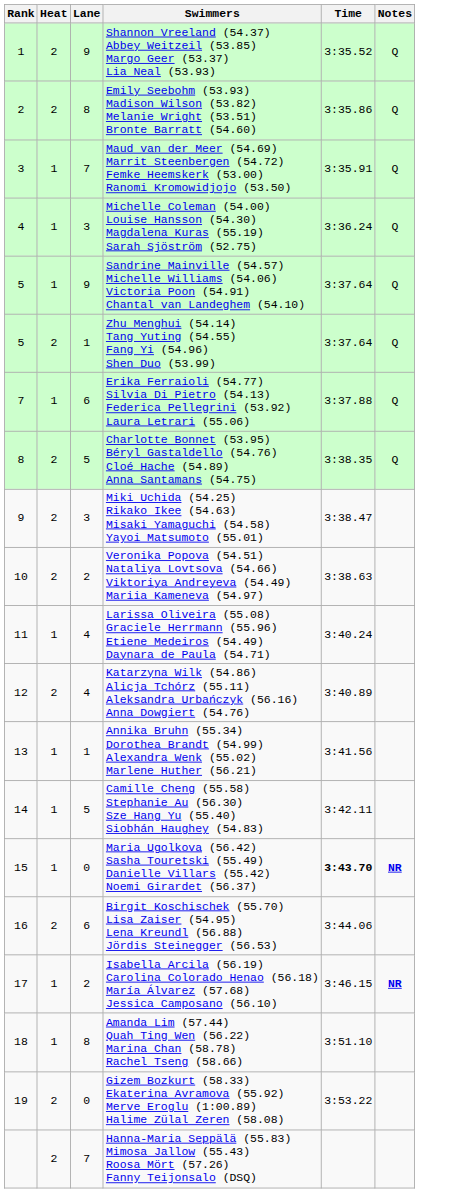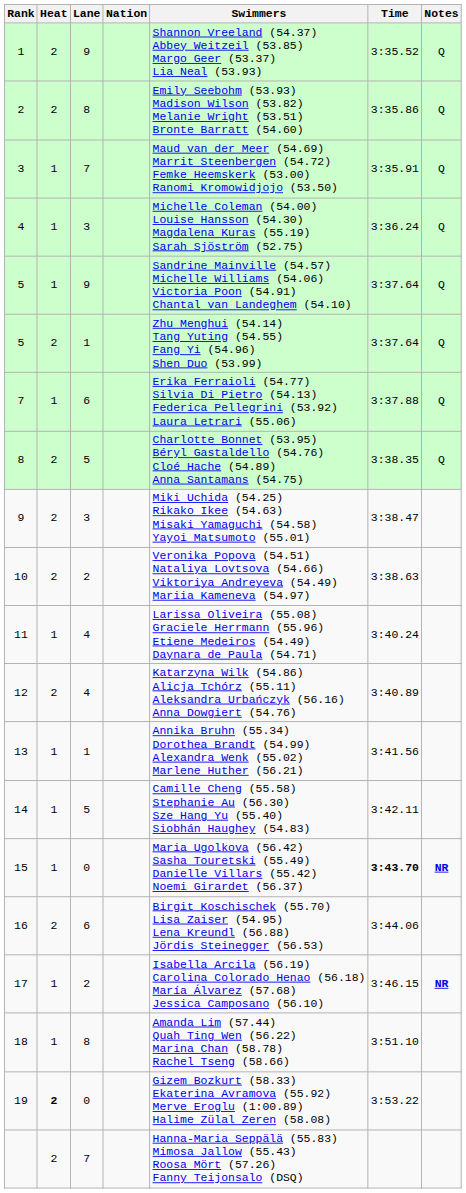+ column: (127, 14)
(54, 1101) normal -> (54, 1101) bold
